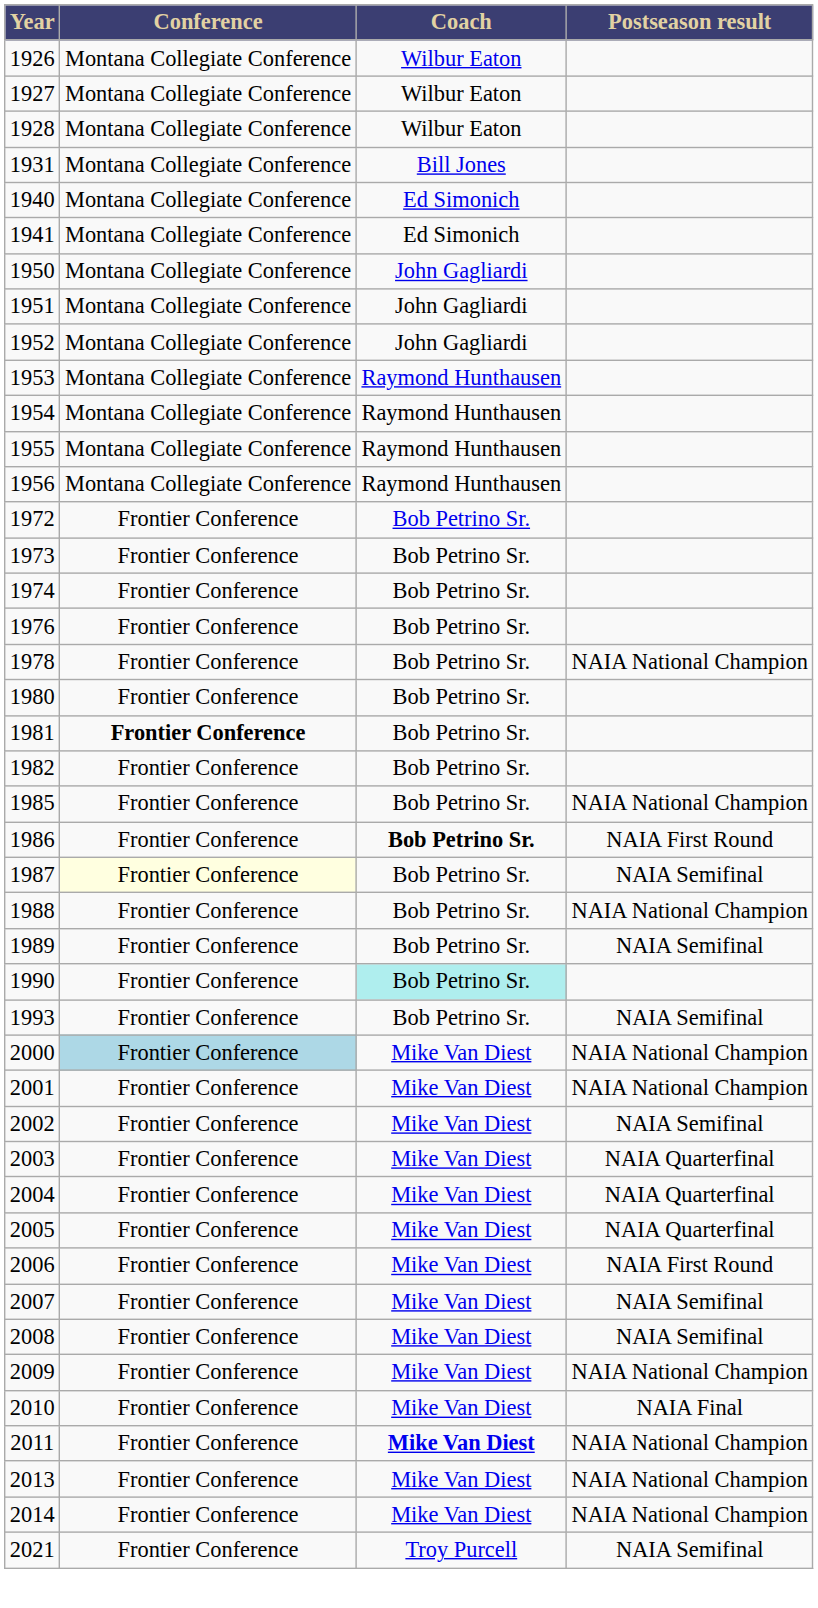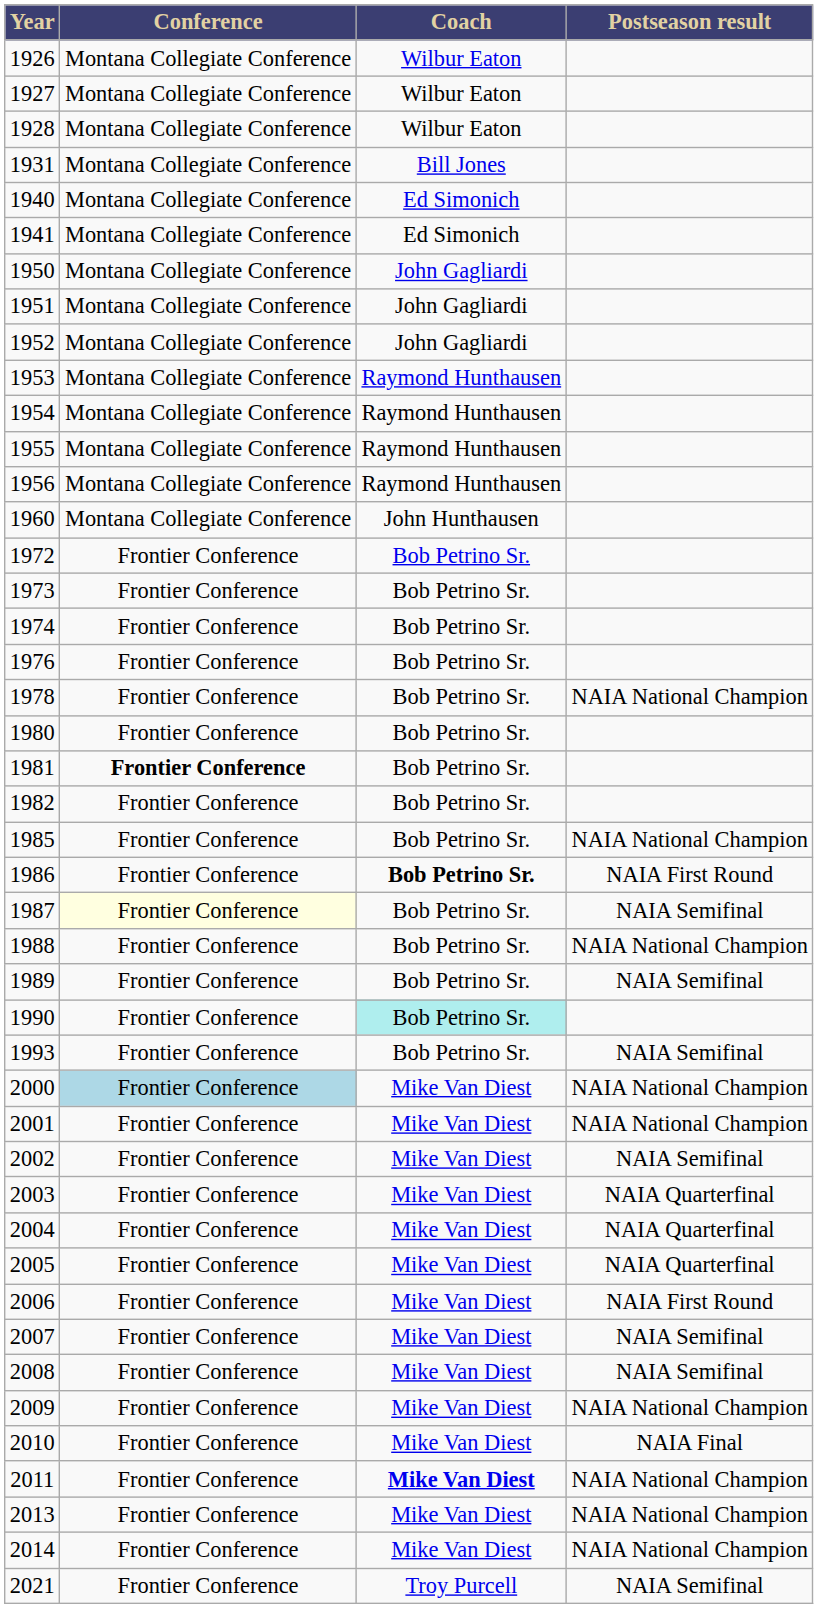+ row: (32, 519)
